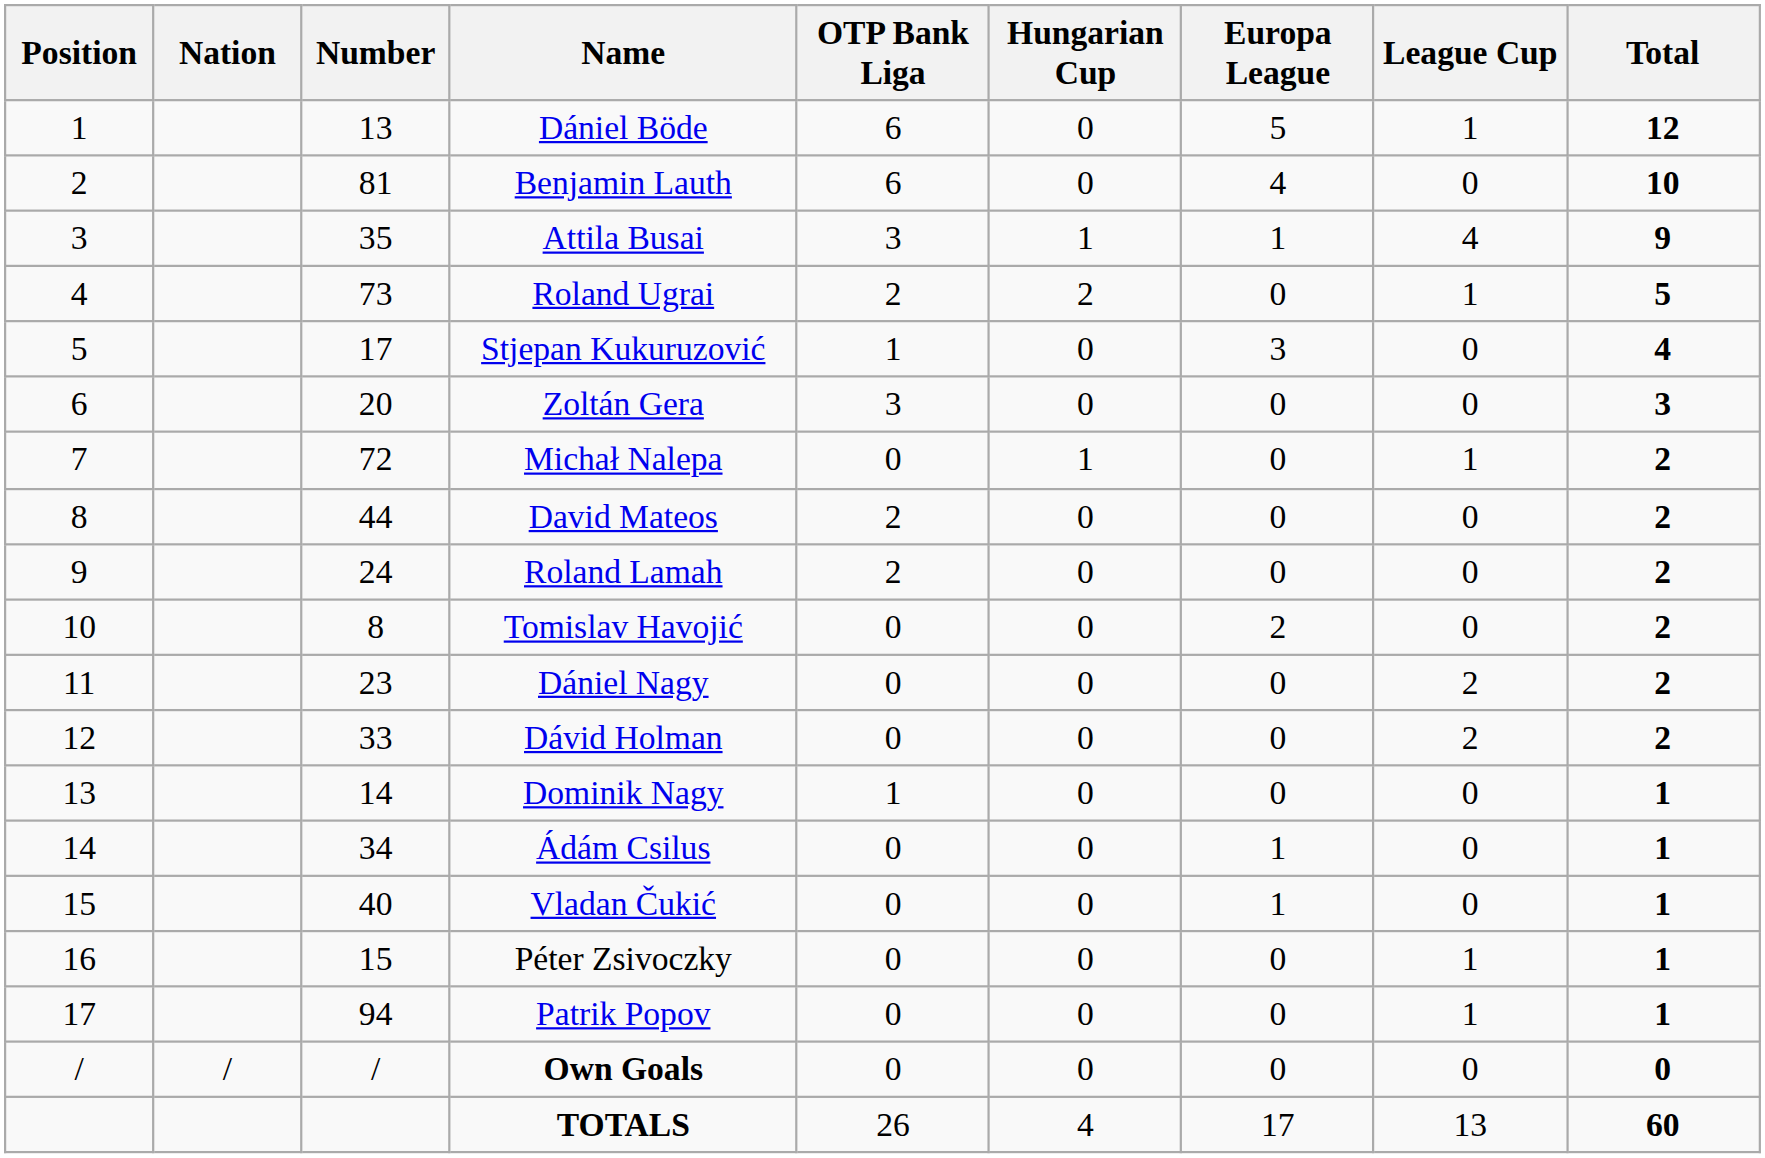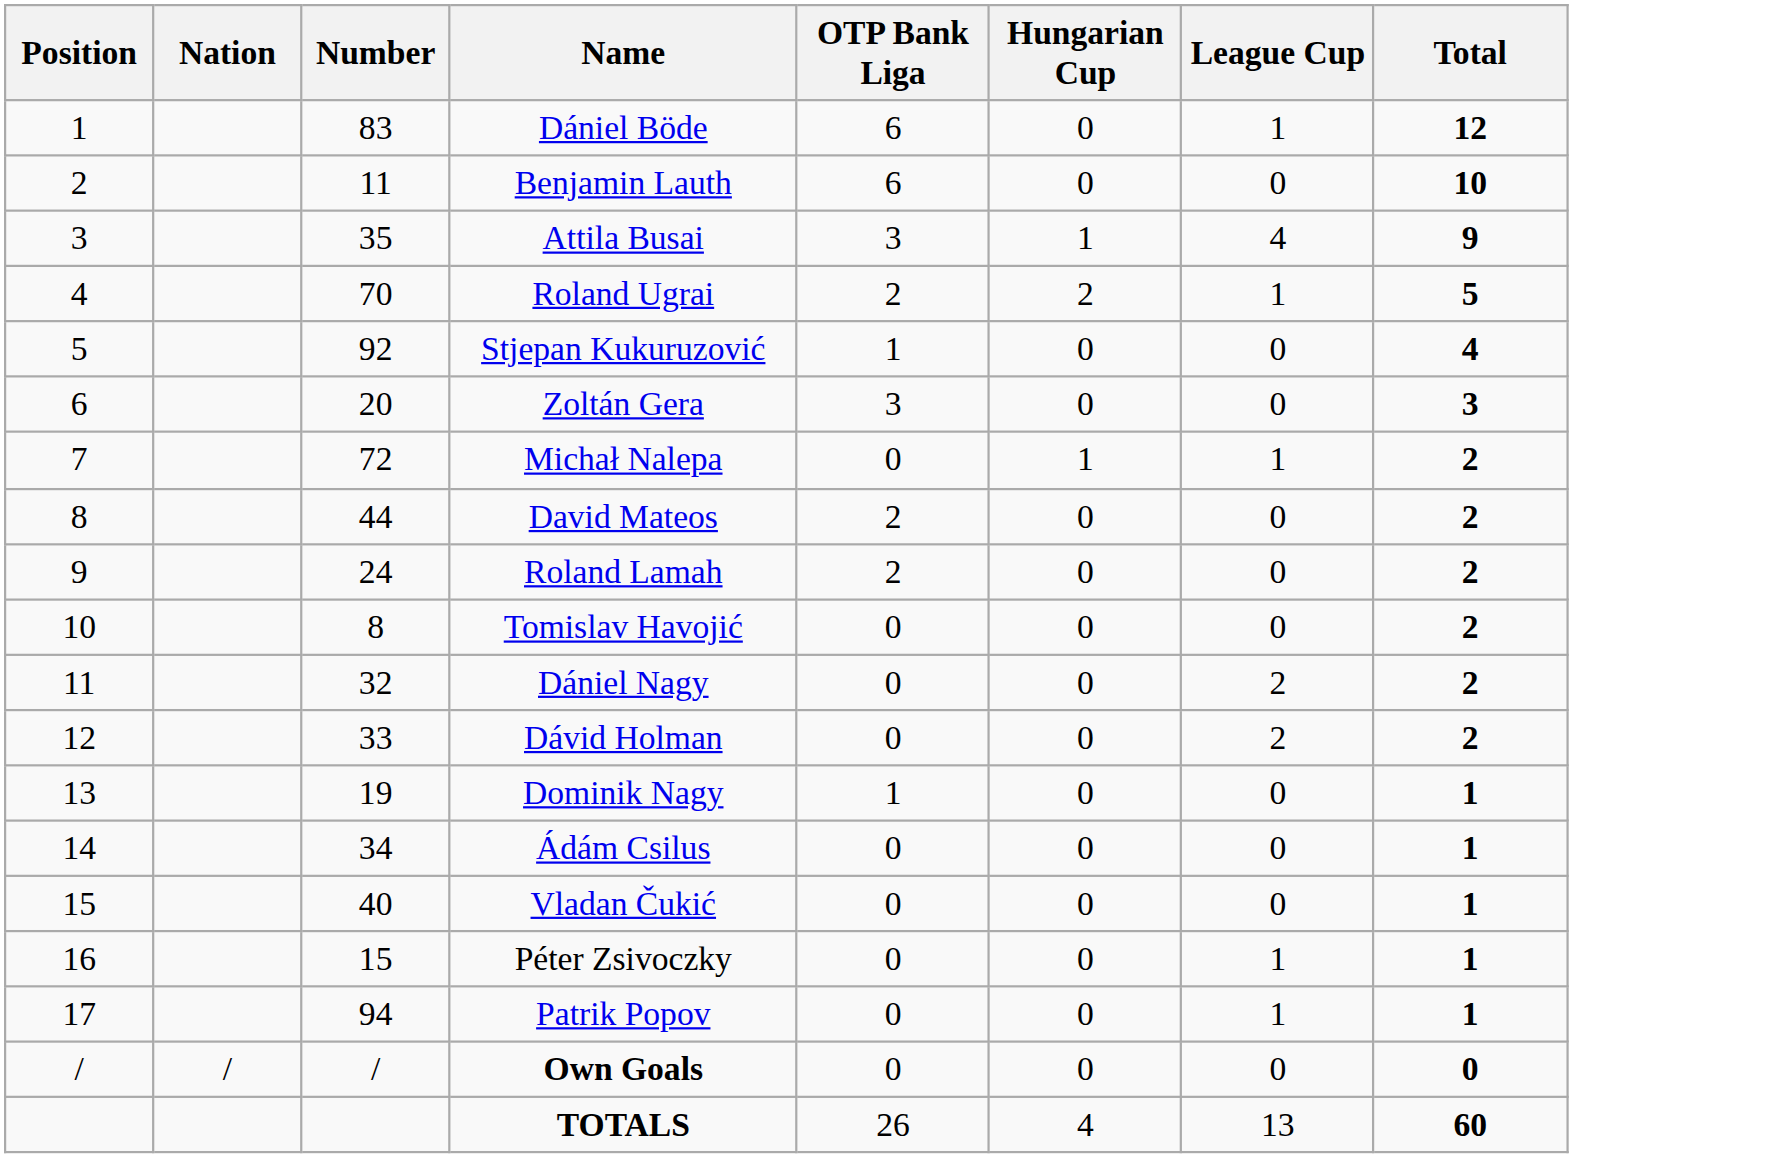- column: (1278, 52)
(376, 127) 13 -> (376, 127) 83
(376, 182) 81 -> (376, 182) 11
(376, 293) 73 -> (376, 293) 70
(376, 349) 17 -> (376, 349) 92
(376, 681) 23 -> (376, 681) 32
(376, 792) 14 -> (376, 792) 19
